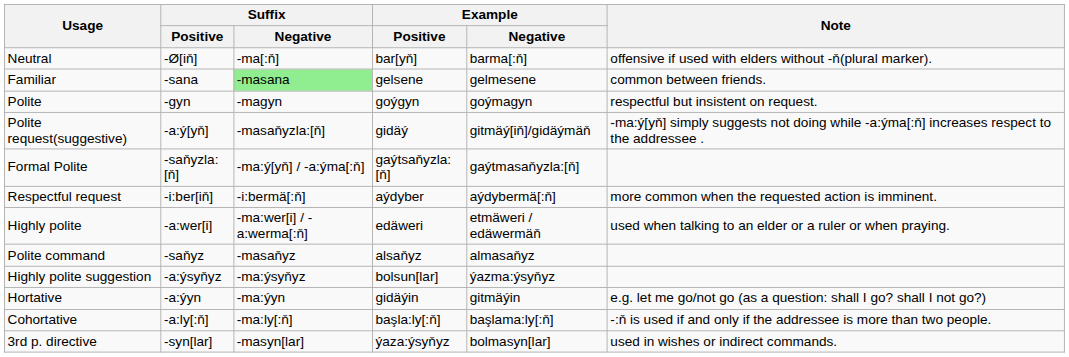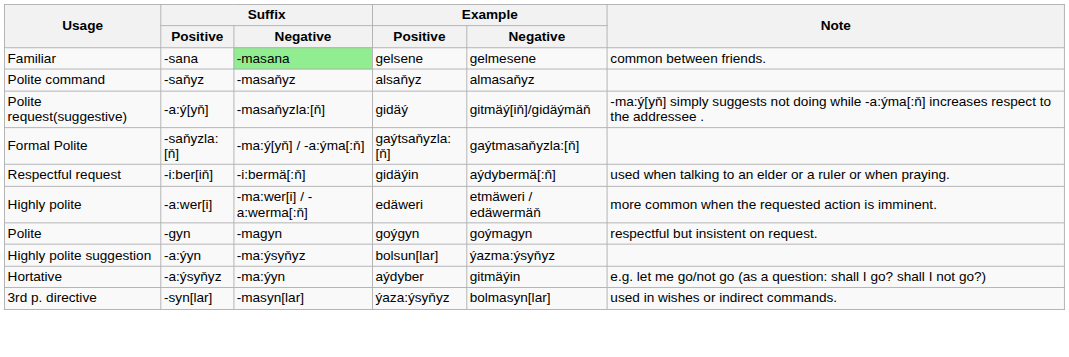- row: (29, 58)
rows swapped: (25, 101) <-> (56, 255)
(400, 196) aýdyber -> (397, 175) gidäýin
(774, 196) more common when the requested action is imminent. -> (780, 175) used when talking to an elder or a ruler or when praying.
(780, 226) used when talking to an elder or a ruler or when praying. -> (774, 204) more common when the requested action is imminent.
(193, 276) -a:ýsyňyz -> (183, 255) -a:ýyn
(183, 298) -a:ýyn -> (193, 276) -a:ýsyňyz
(397, 298) gidäýin -> (400, 276) aýdyber
- row: (42, 320)
